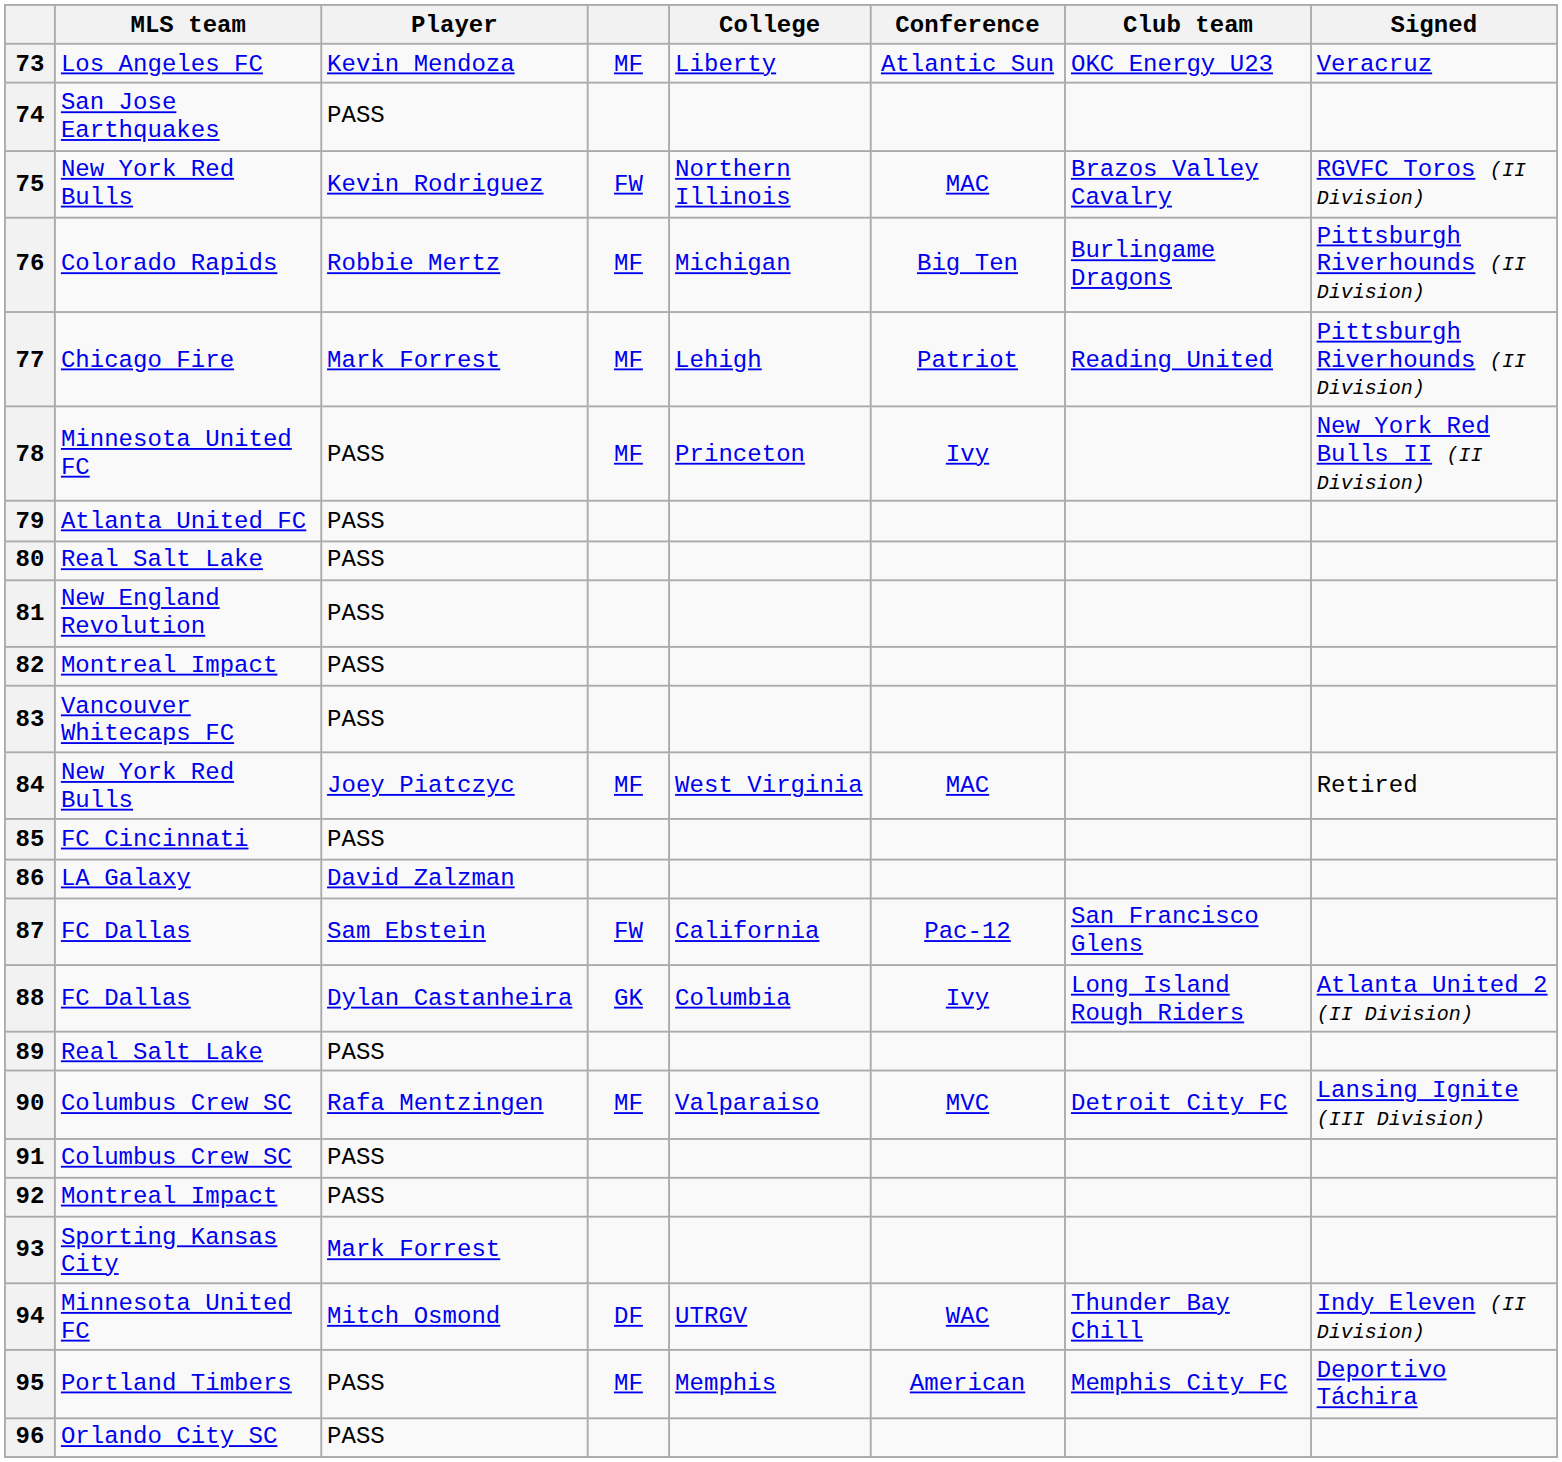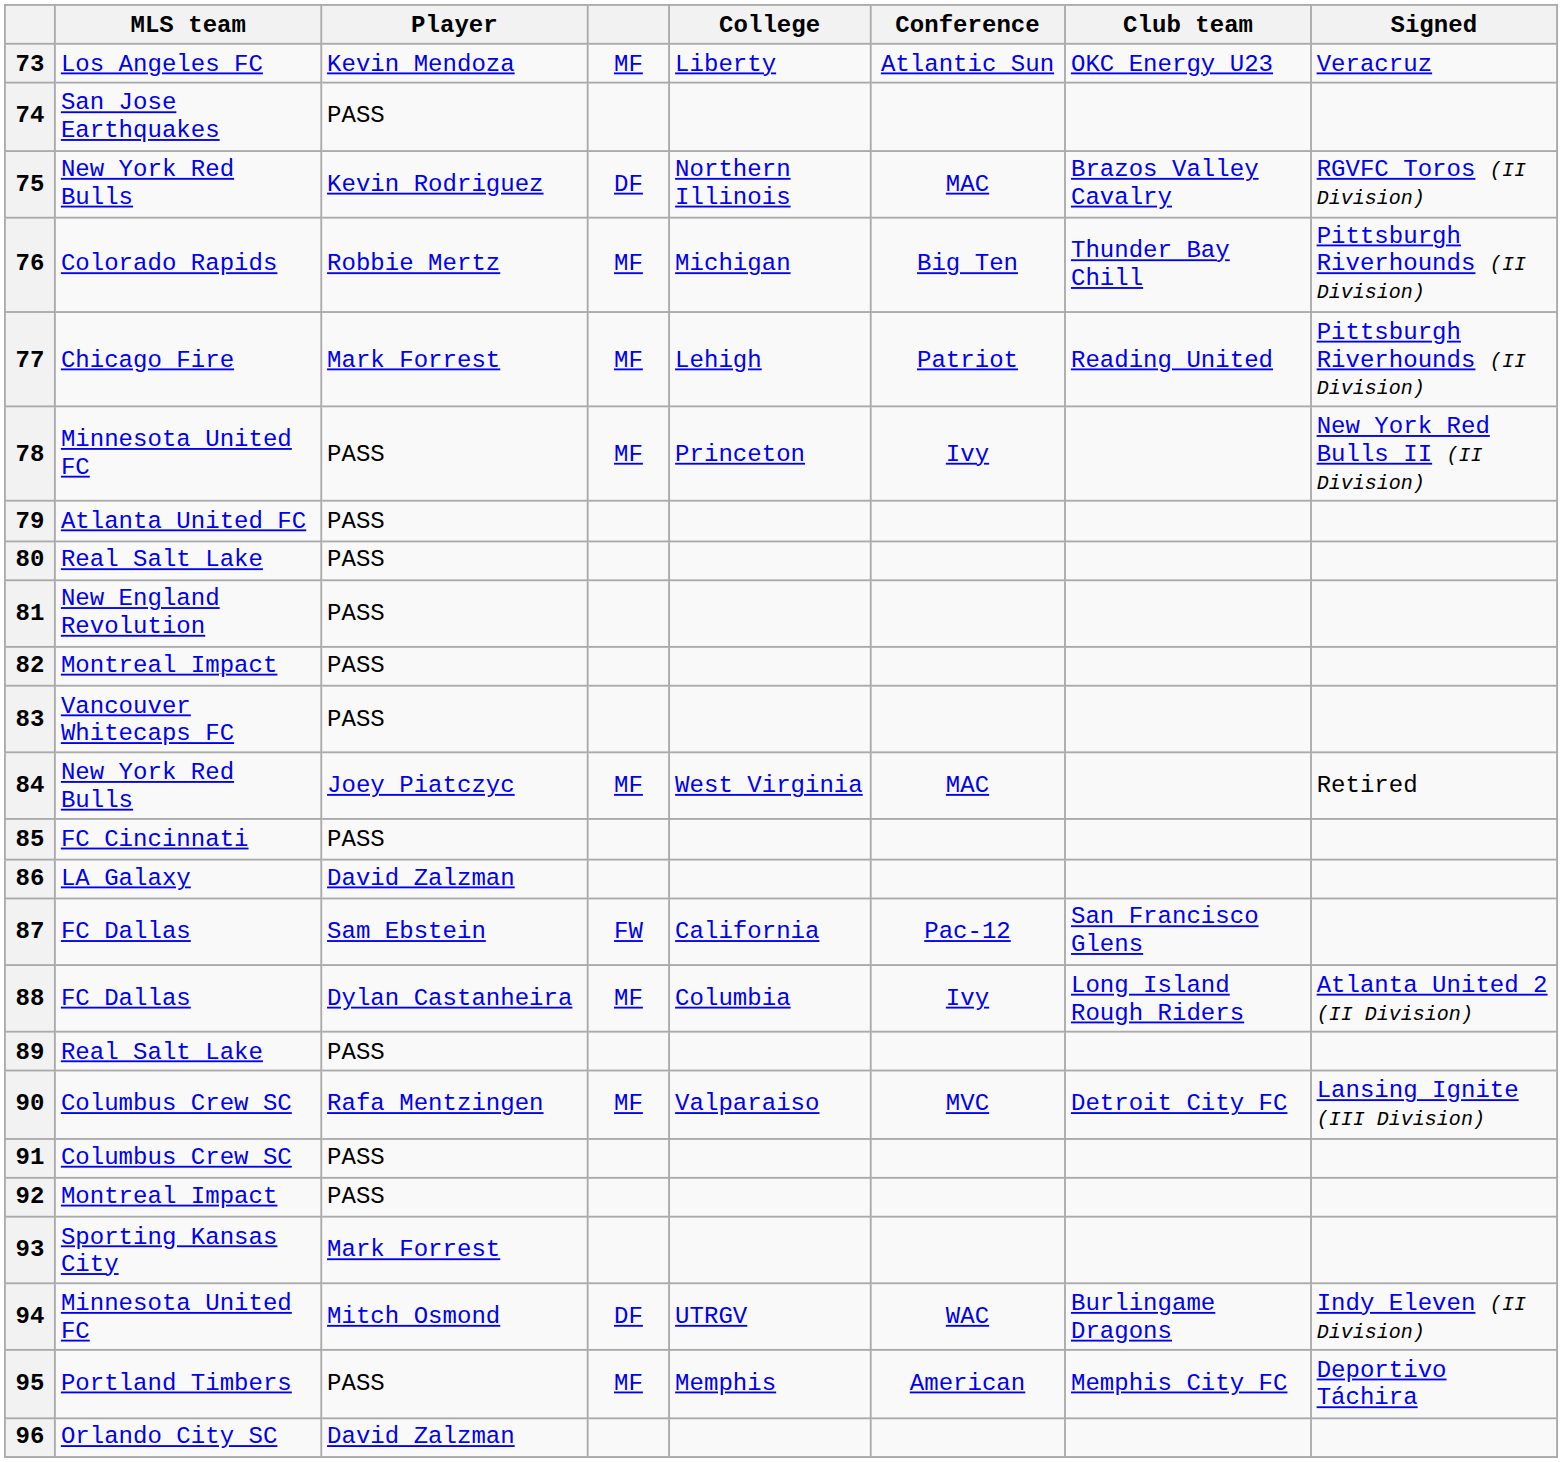(628, 184) FW -> (628, 184) DF
(1143, 265) Burlingame Dragons -> (1150, 265) Thunder Bay Chill
(628, 999) GK -> (628, 999) MF
(1150, 1317) Thunder Bay Chill -> (1143, 1317) Burlingame Dragons
(356, 1437) PASS -> (421, 1437) David Zalzman
